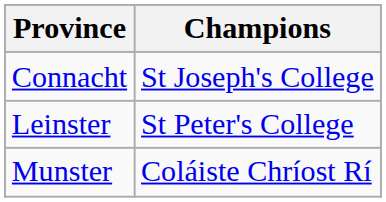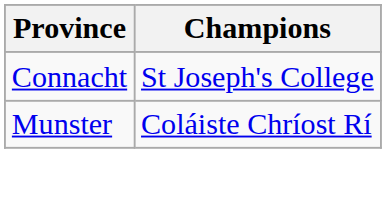- row: (61, 123)
